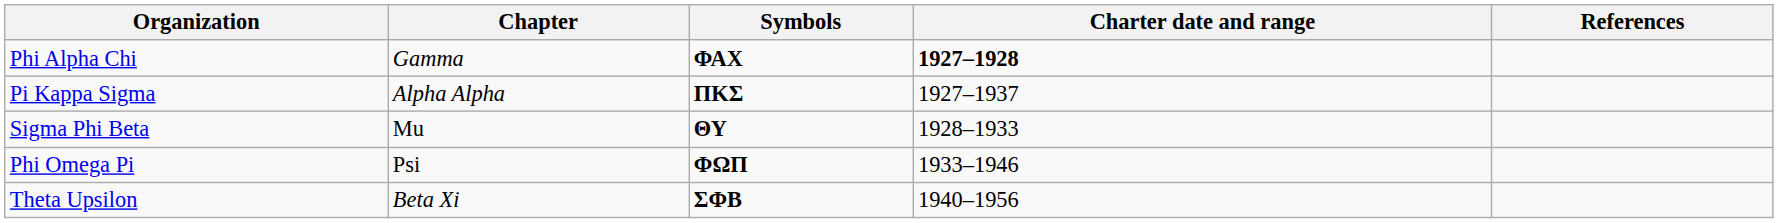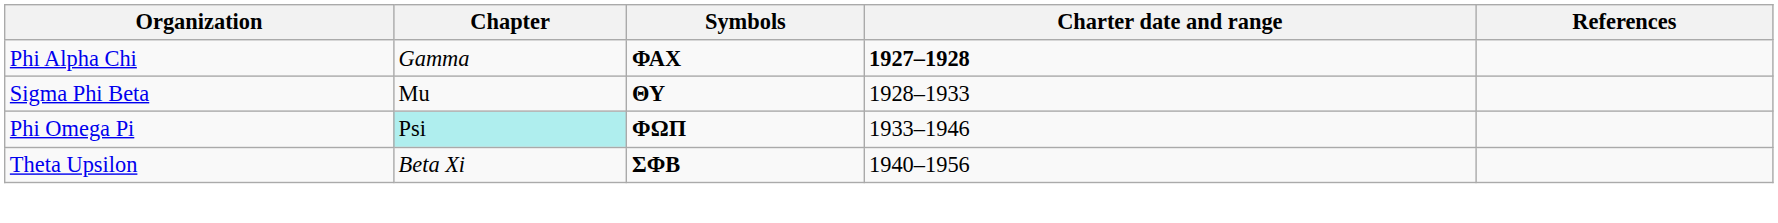- row: (83, 93)
(407, 164) no background -> (412, 128) paleturquoise background
